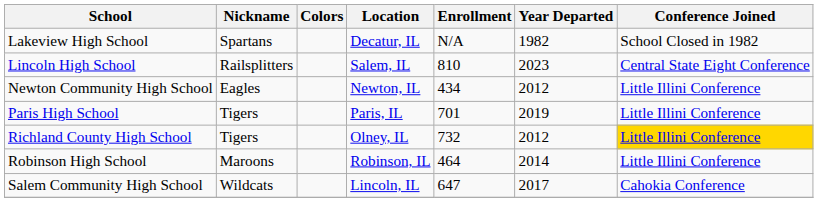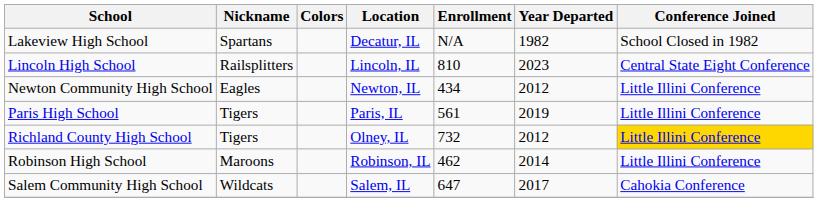(380, 64) Salem, IL -> (385, 64) Lincoln, IL
(449, 112) 701 -> (449, 112) 561
(449, 161) 464 -> (449, 161) 462
(385, 185) Lincoln, IL -> (380, 185) Salem, IL
